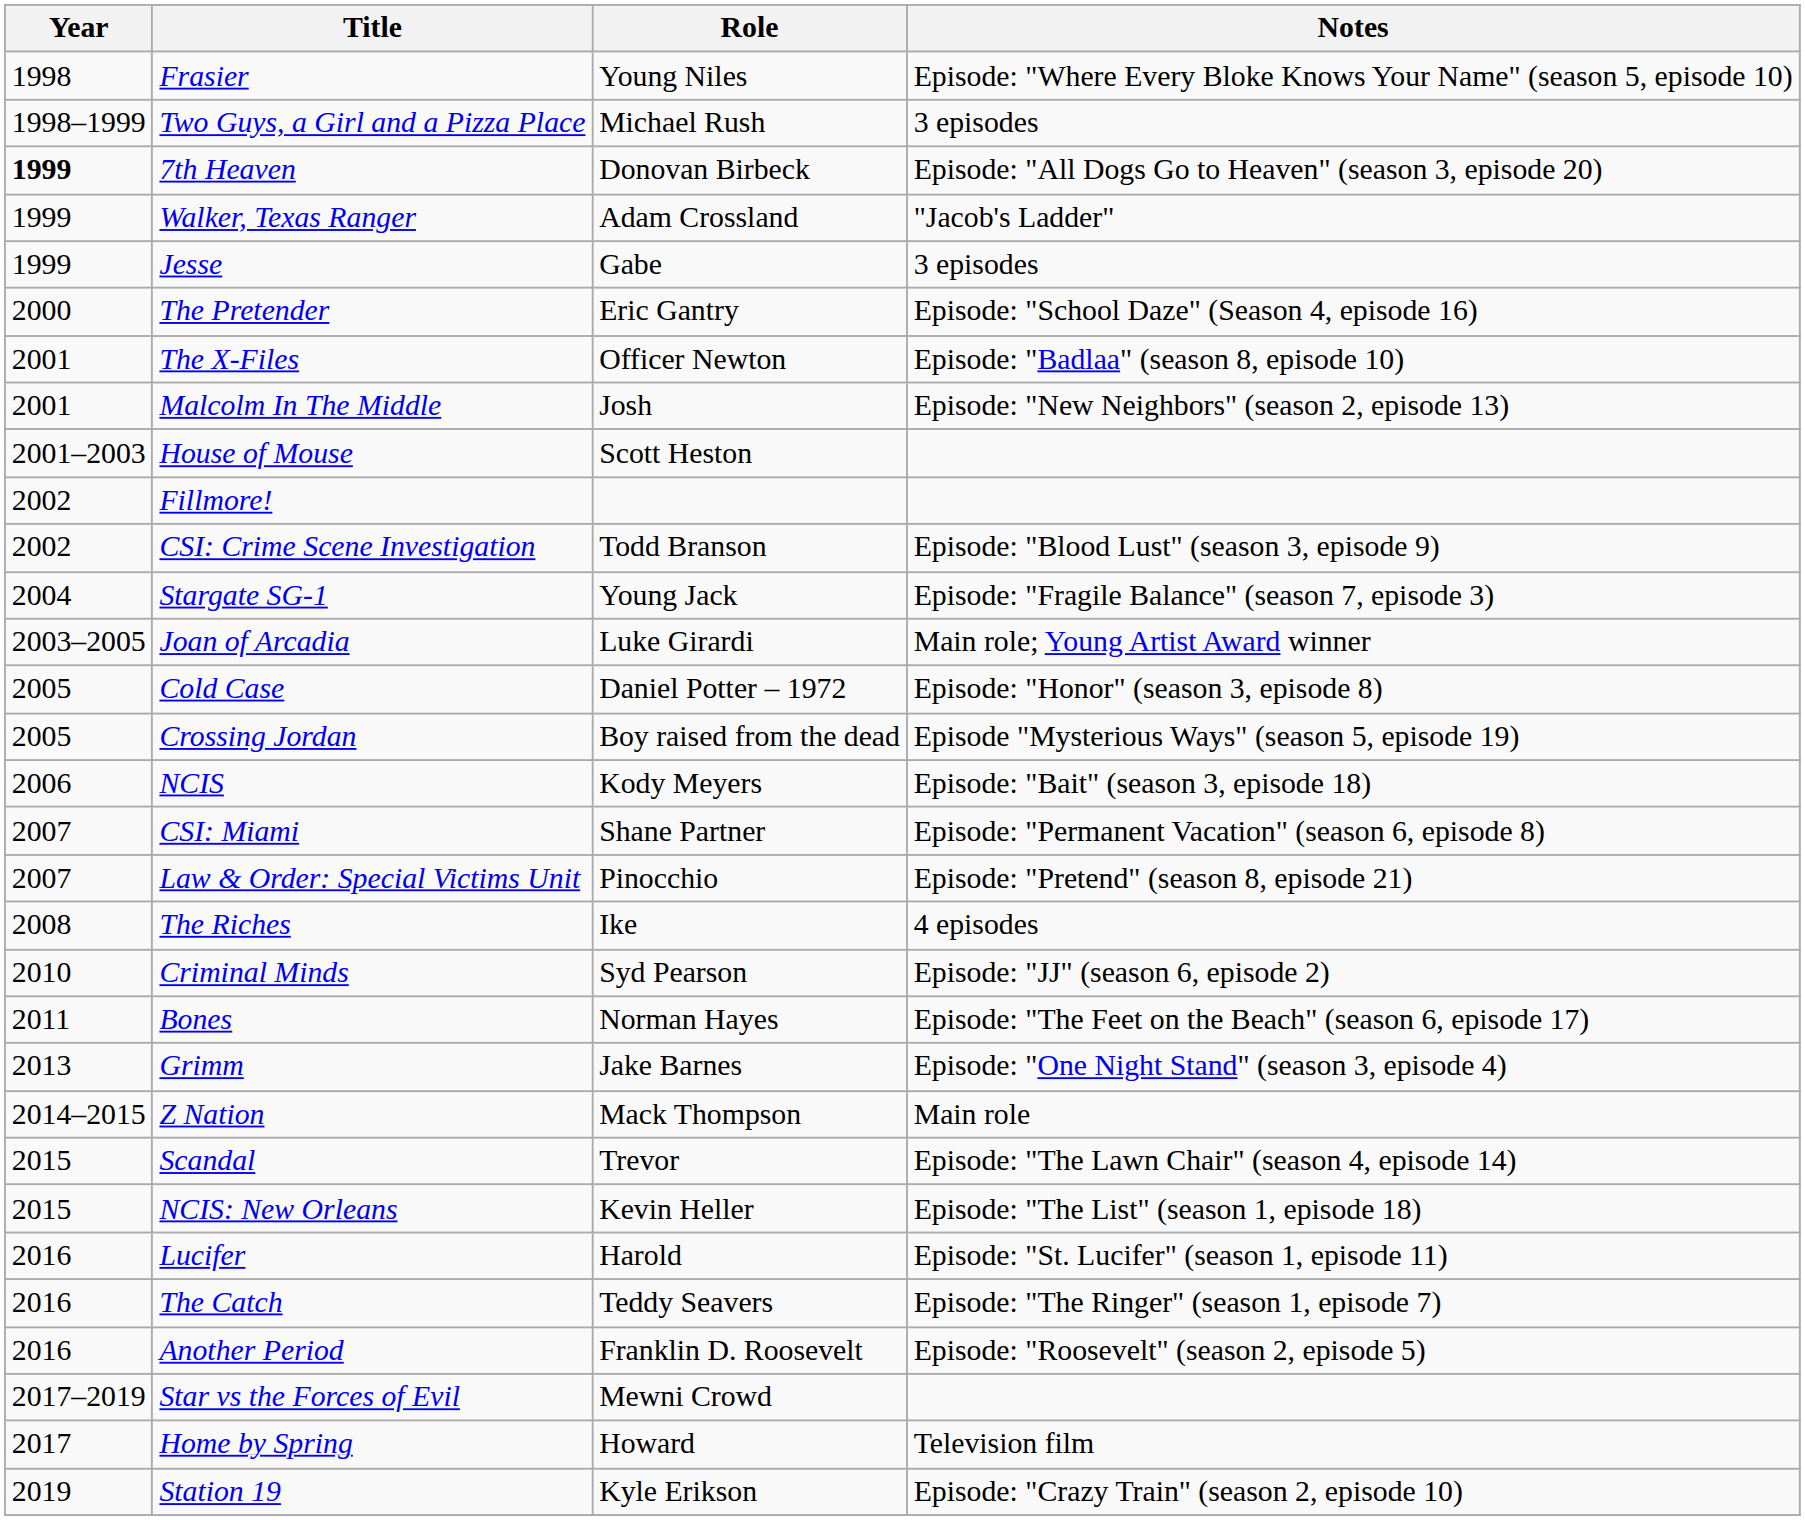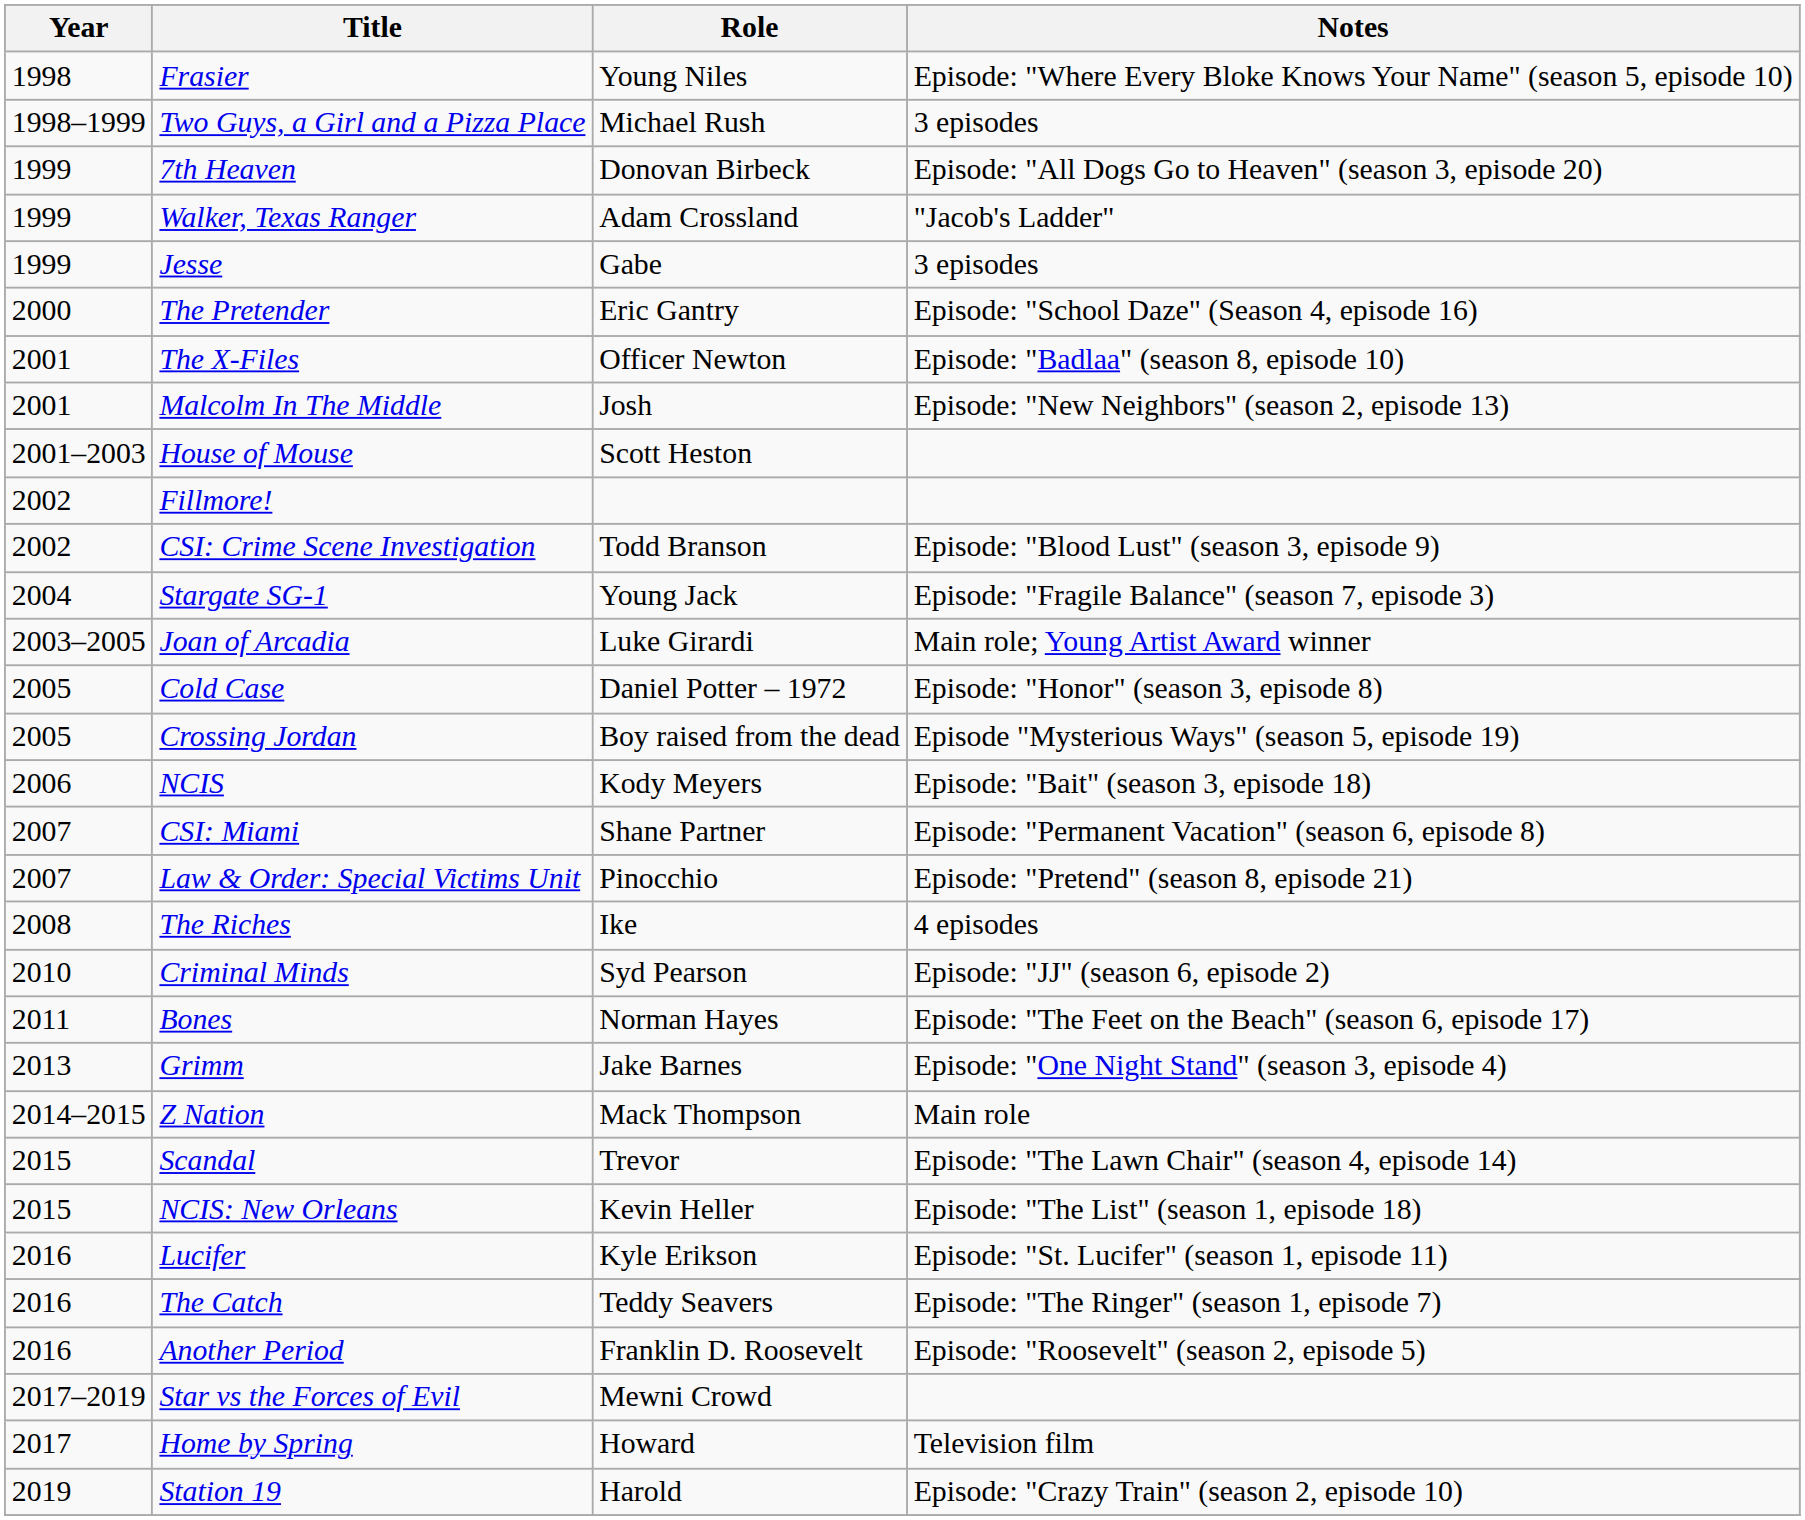(42, 169) bold -> (42, 169) normal
(640, 1255) Harold -> (678, 1255) Kyle Erikson
(678, 1491) Kyle Erikson -> (640, 1491) Harold
